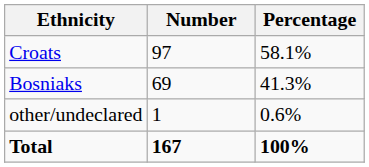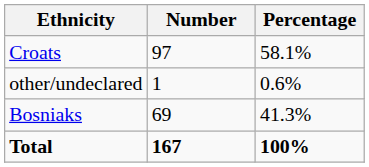rows swapped: (46, 83) <-> (76, 114)
